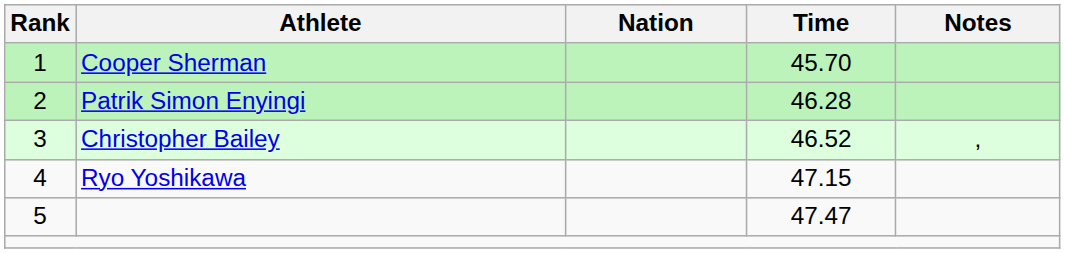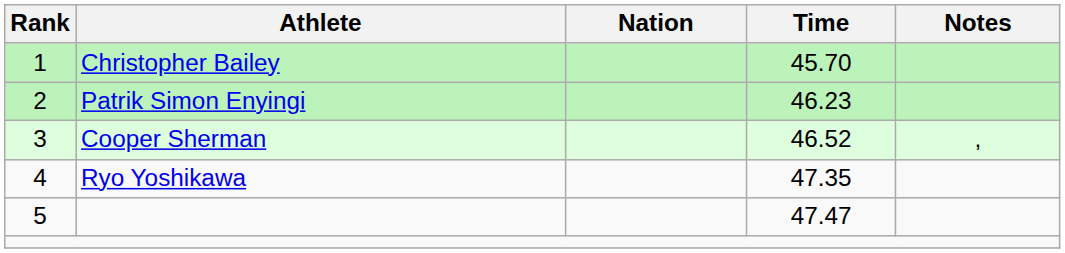(174, 62) Cooper Sherman -> (180, 62) Christopher Bailey
(821, 100) 46.28 -> (821, 100) 46.23
(180, 139) Christopher Bailey -> (174, 139) Cooper Sherman
(821, 178) 47.15 -> (821, 178) 47.35
